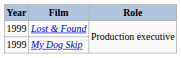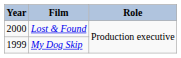(16, 29) 1999 -> (16, 29) 2000
